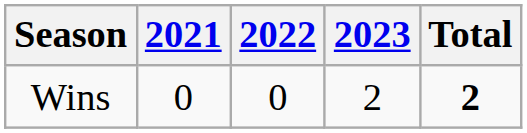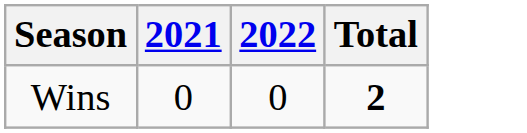- column: (372, 34)
